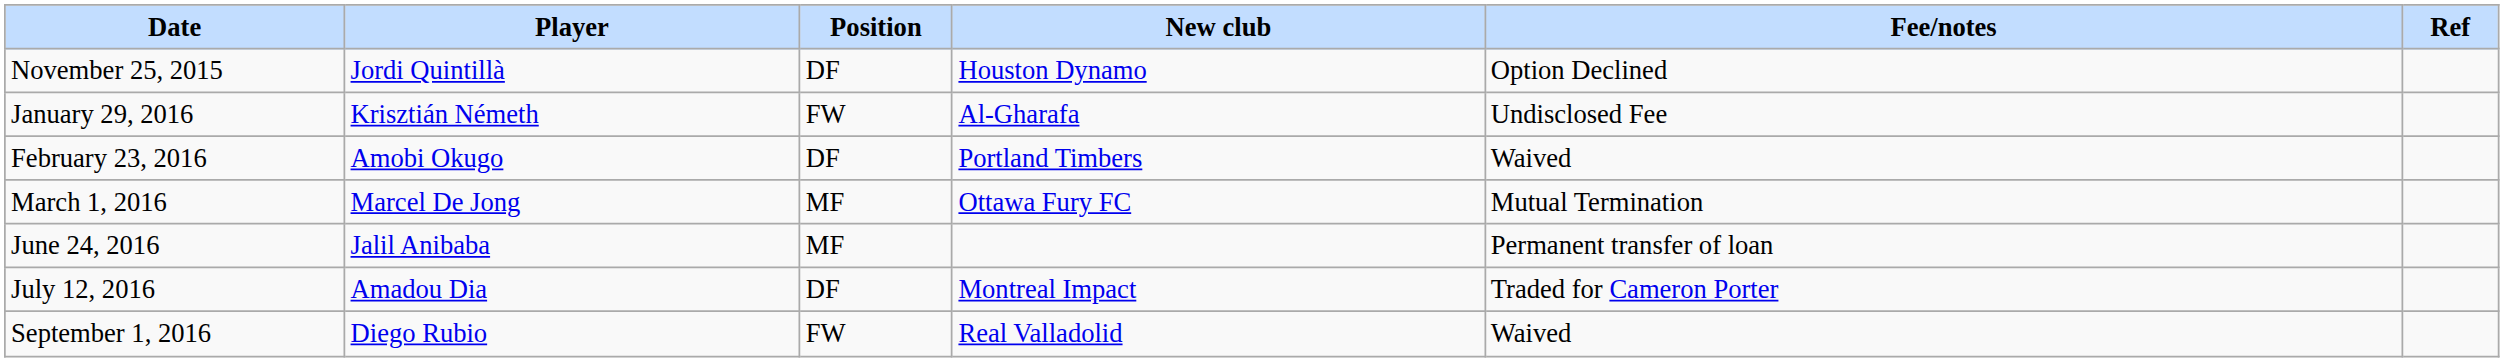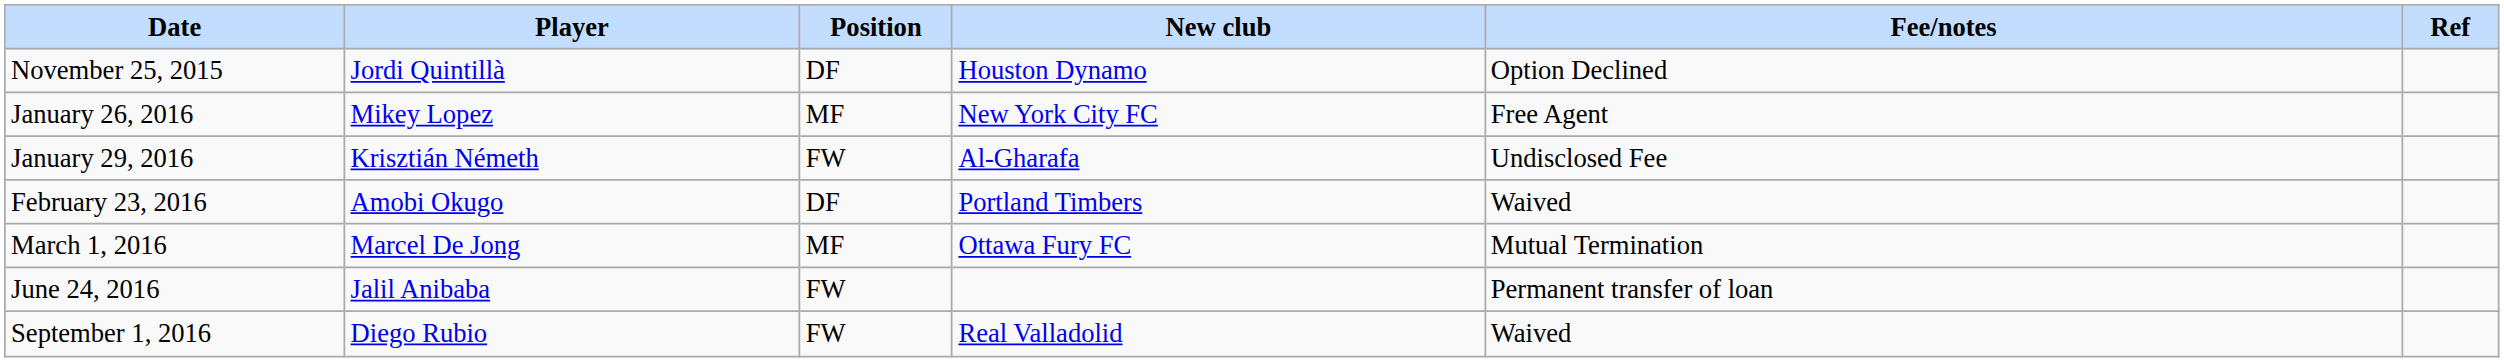+ row: (102, 114)
(825, 245) MF -> (826, 289) FW
- row: (83, 289)
